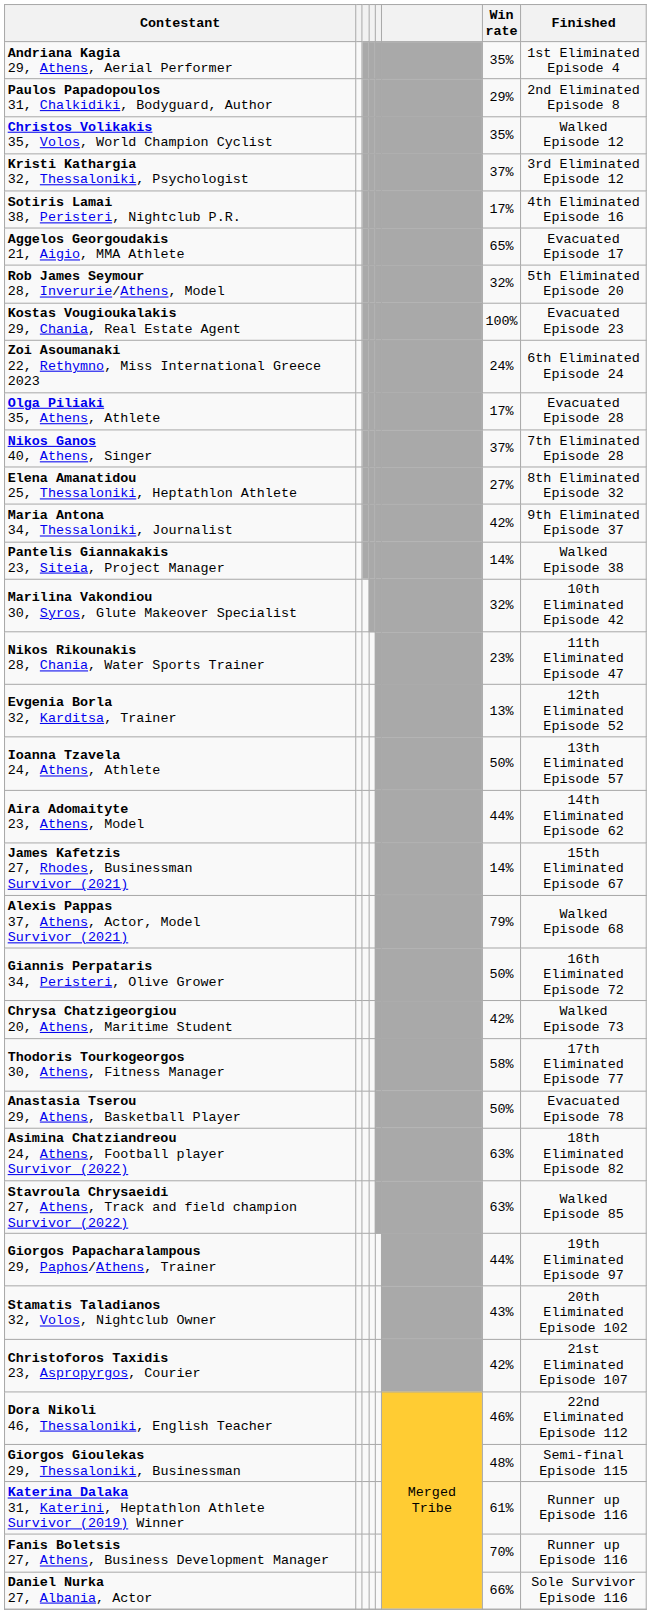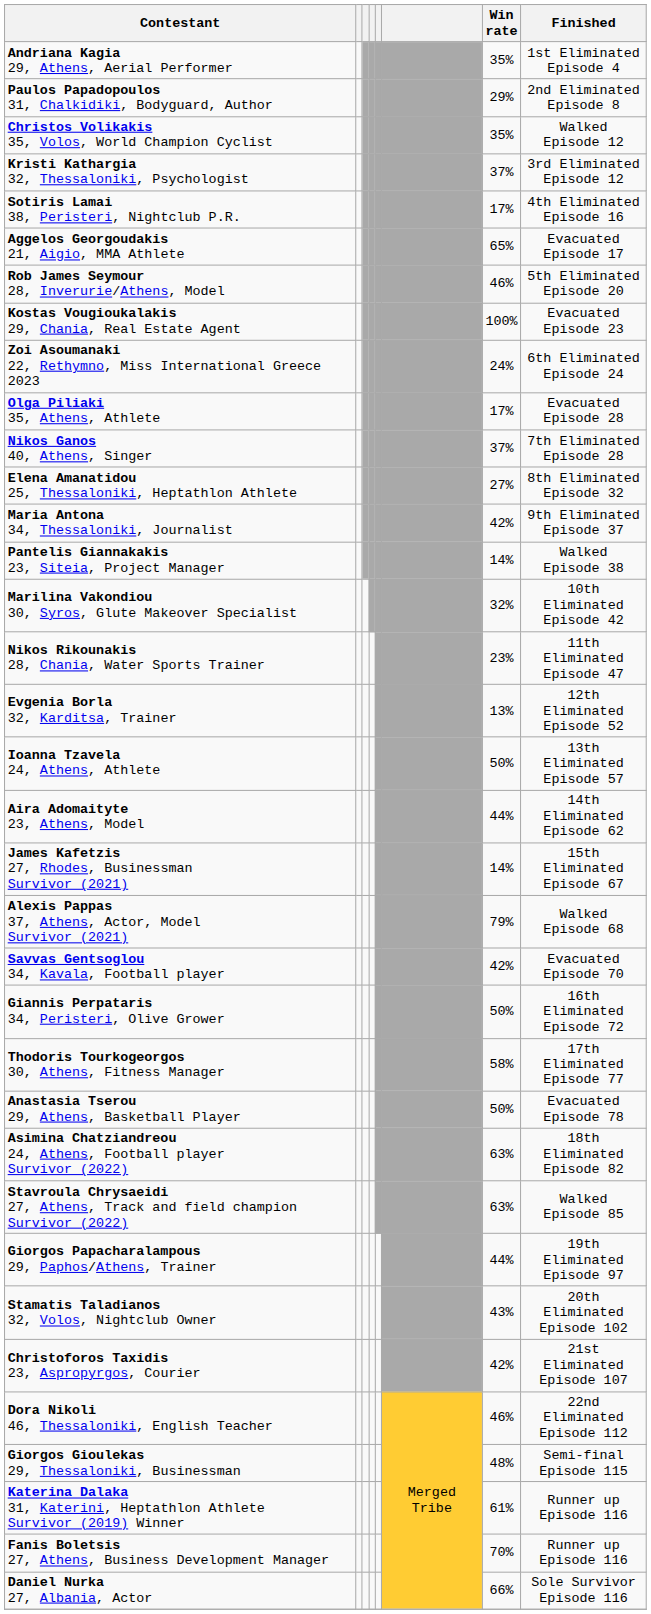(502, 284) 32% -> (502, 284) 46%
+ row: (116, 967)
- row: (120, 1019)
